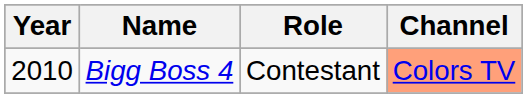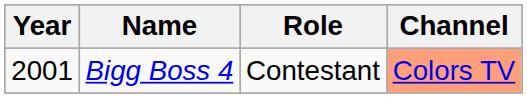(42, 70) 2010 -> (42, 70) 2001
